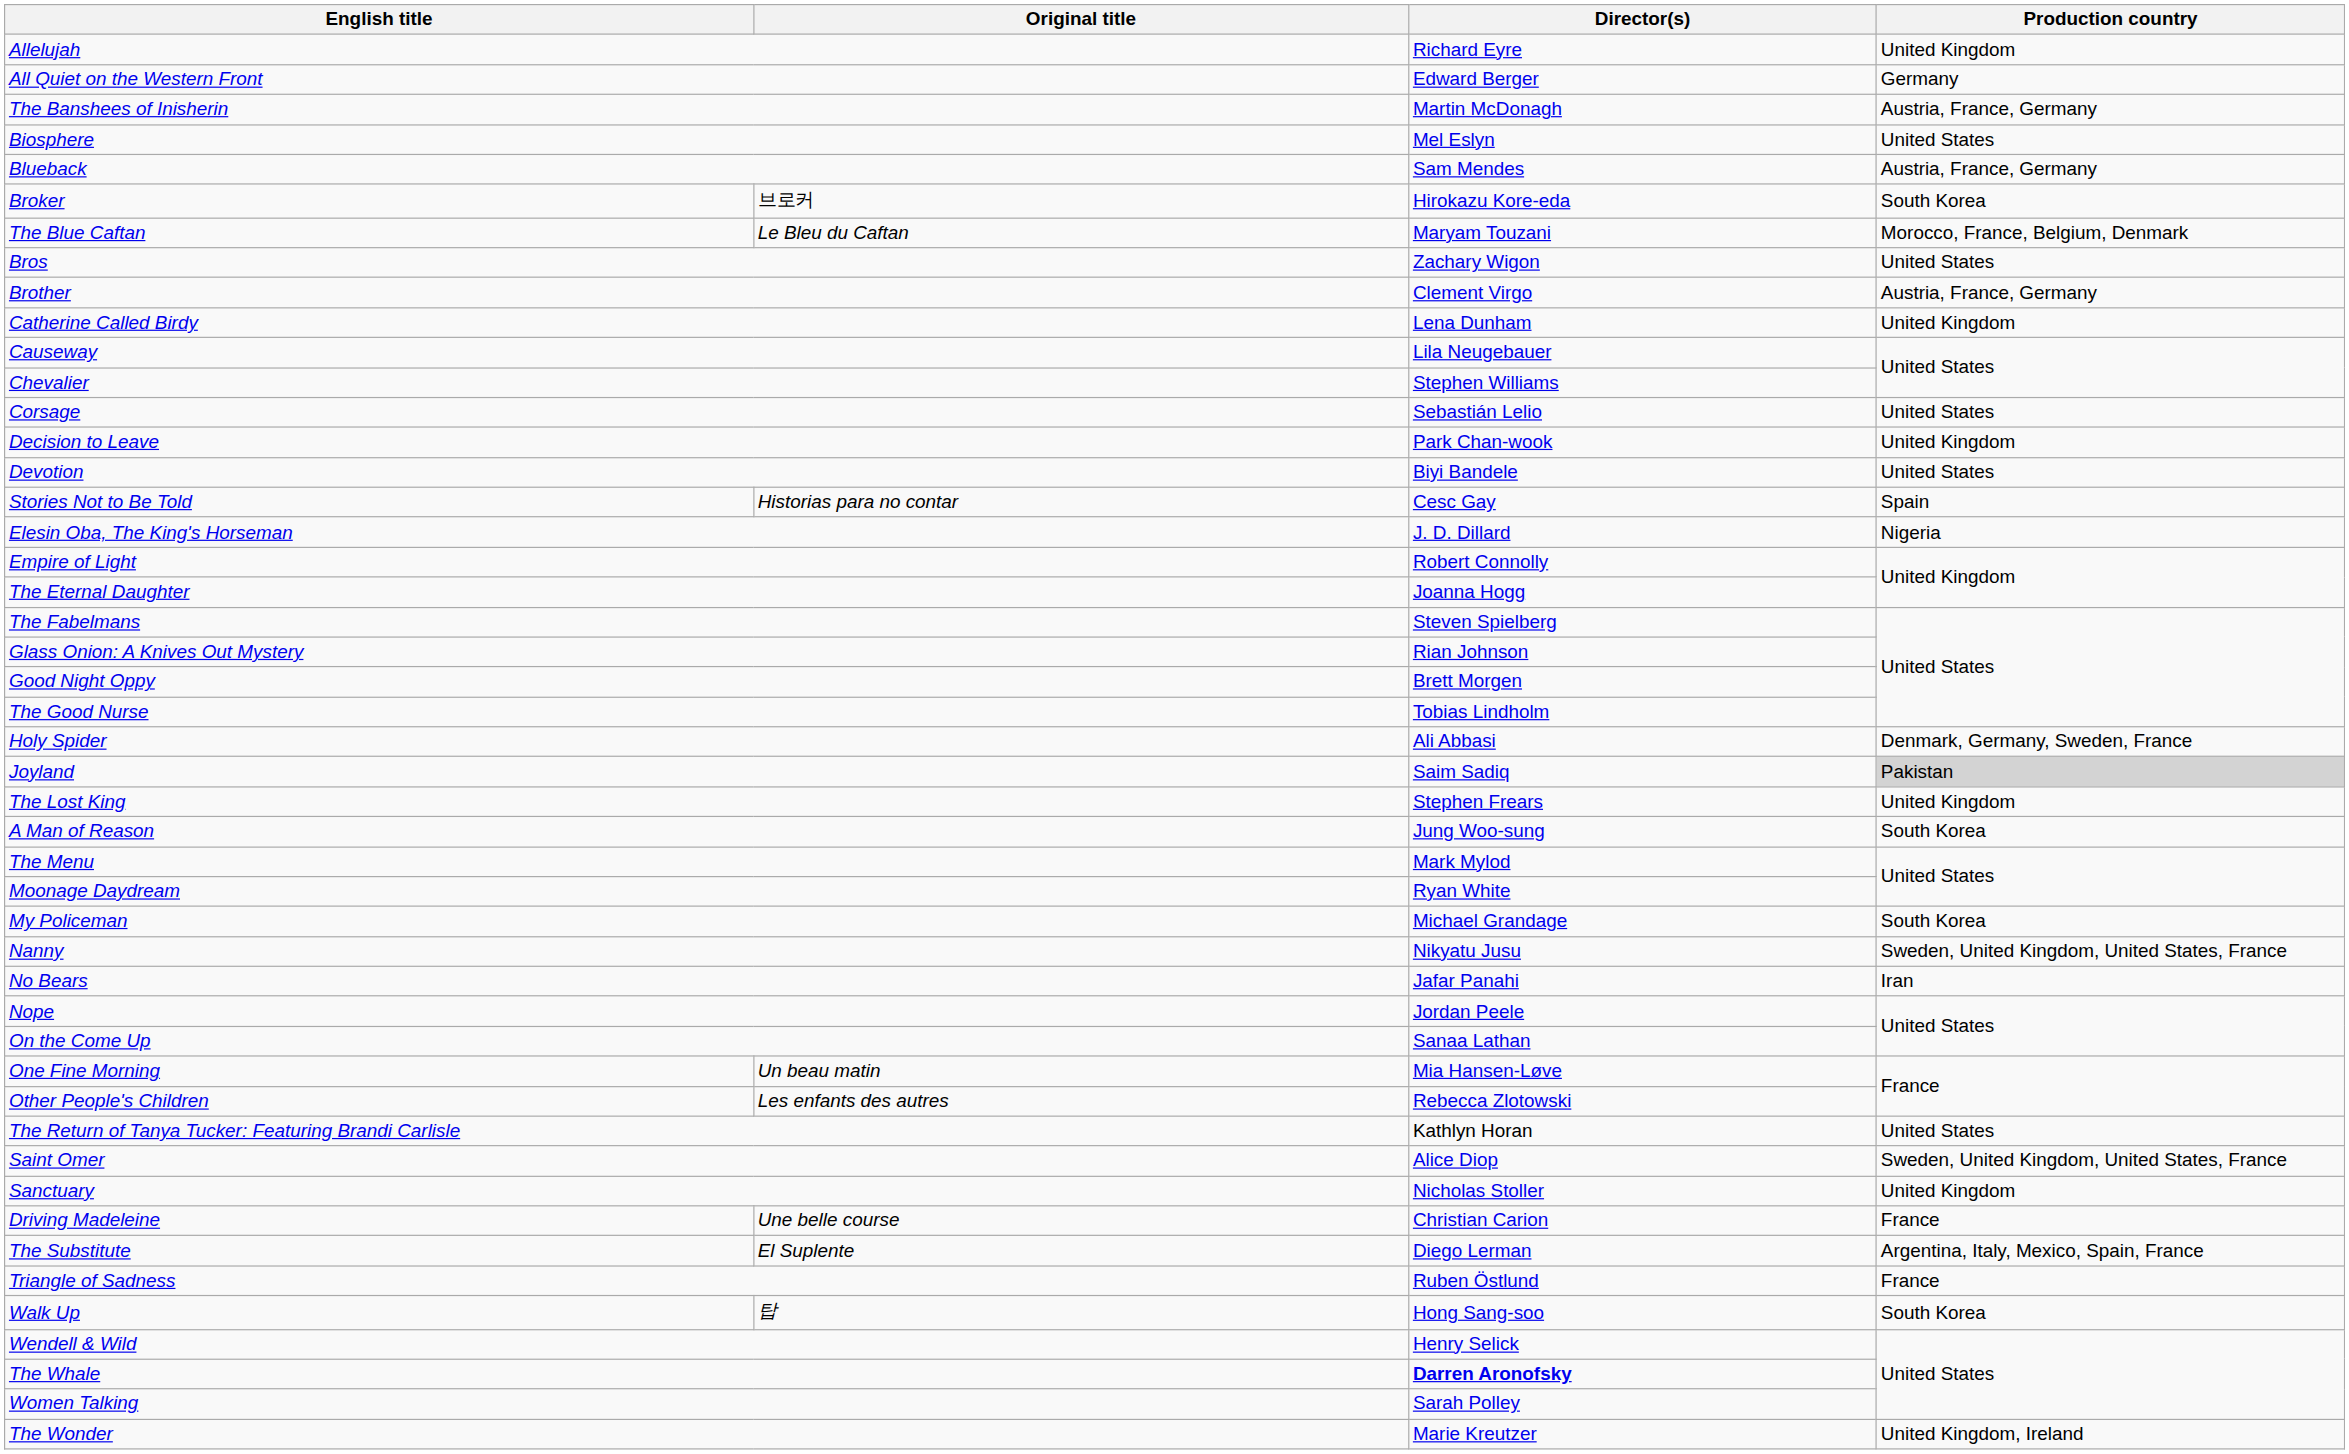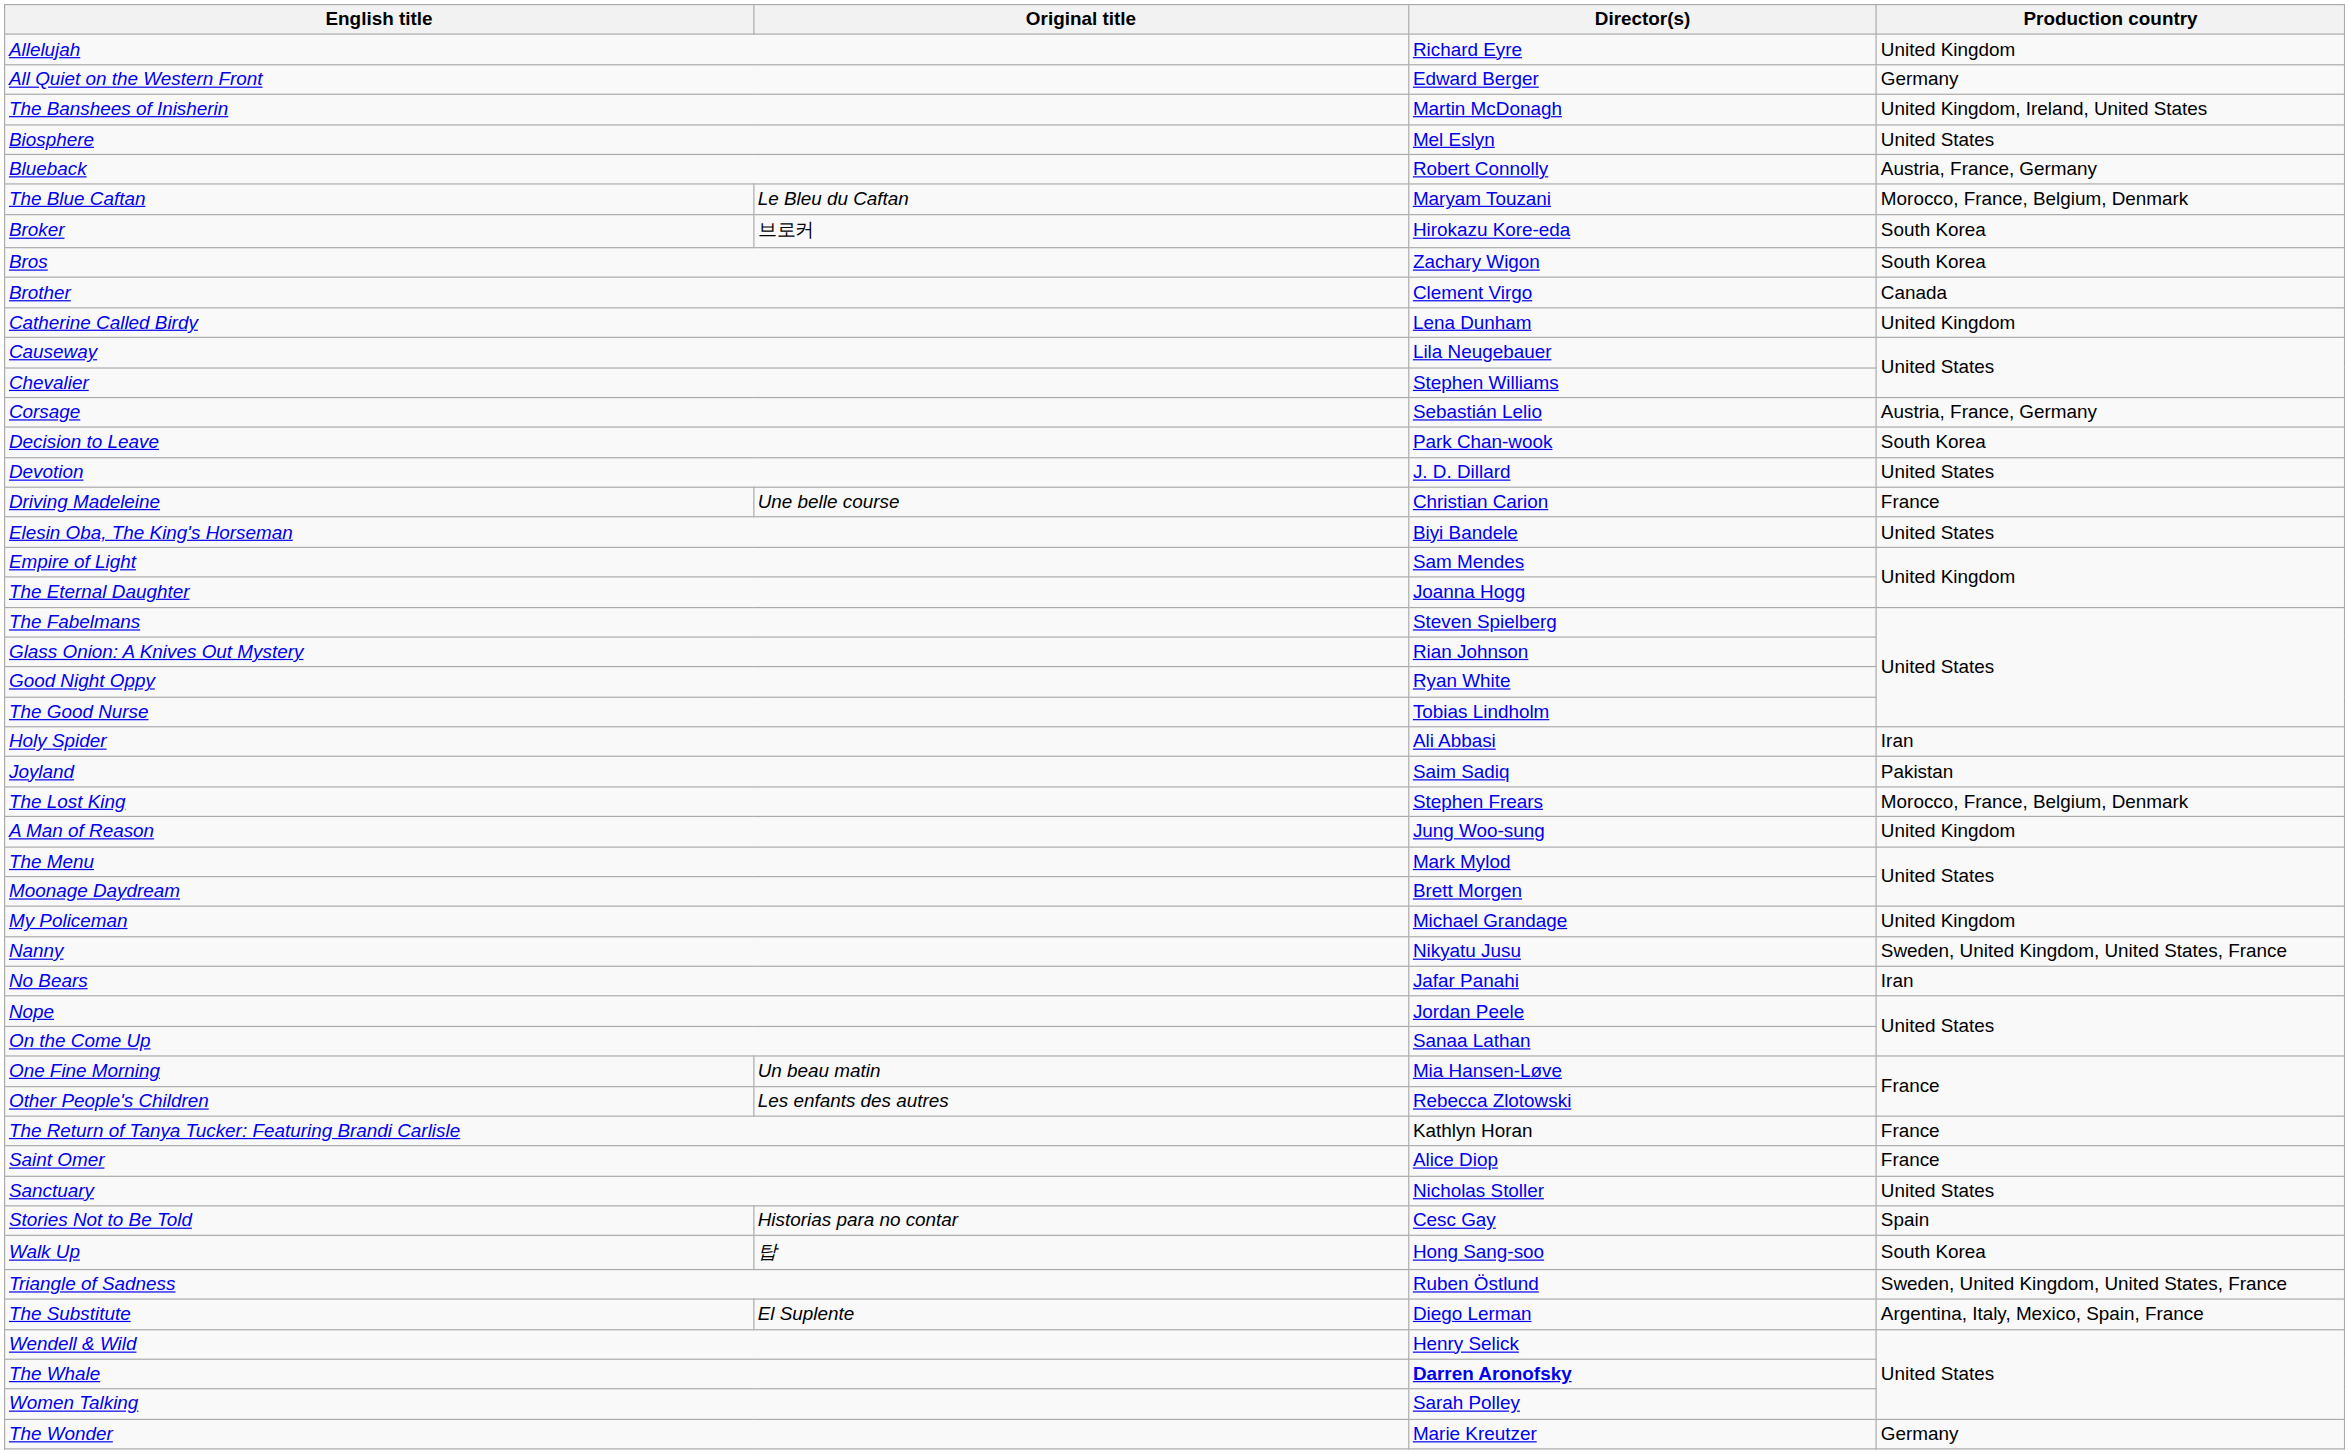(1989, 109) Austria, France, Germany -> (2044, 109) United Kingdom, Ireland, United States
(1468, 169) Sam Mendes -> (1481, 169) Robert Connolly
rows swapped: (77, 232) <-> (37, 200)
(1938, 262) United States -> (1933, 262) South Korea
(1989, 292) Austria, France, Germany -> (1914, 292) Canada
(1938, 412) United States -> (1989, 412) Austria, France, Germany
(1948, 442) United Kingdom -> (1933, 442) South Korea
(1465, 472) Biyi Bandele -> (1462, 472) J. D. Dillard
rows swapped: (84, 1220) <-> (100, 502)
(1462, 532) J. D. Dillard -> (1465, 532) Biyi Bandele
(1911, 532) Nigeria -> (1938, 532) United States
(1481, 561) Robert Connolly -> (1468, 561) Sam Mendes
(1467, 681) Brett Morgen -> (1462, 681) Ryan White
(2037, 741) Denmark, Germany, Sweden, France -> (1897, 741) Iran
(1917, 771) lightgrey background -> (1917, 771) no background
(1948, 801) United Kingdom -> (2035, 801) Morocco, France, Belgium, Denmark
(1933, 831) South Korea -> (1948, 831) United Kingdom
(1462, 891) Ryan White -> (1467, 891) Brett Morgen
(1933, 921) South Korea -> (1948, 921) United Kingdom
(1938, 1130) United States -> (1910, 1130) France
(2084, 1160) Sweden, United Kingdom, United States, France -> (1910, 1160) France
(1948, 1190) United Kingdom -> (1938, 1190) United States
rows swapped: (70, 1250) <-> (44, 1312)
(1910, 1280) France -> (2084, 1284) Sweden, United Kingdom, United States, France
(1982, 1433) United Kingdom, Ireland -> (1920, 1433) Germany
